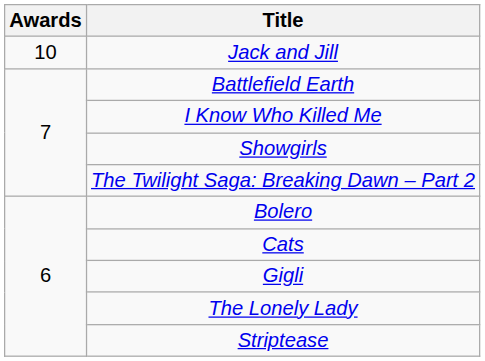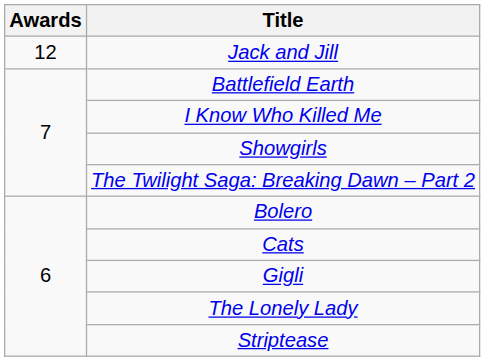(46, 52) 10 -> (46, 52) 12
